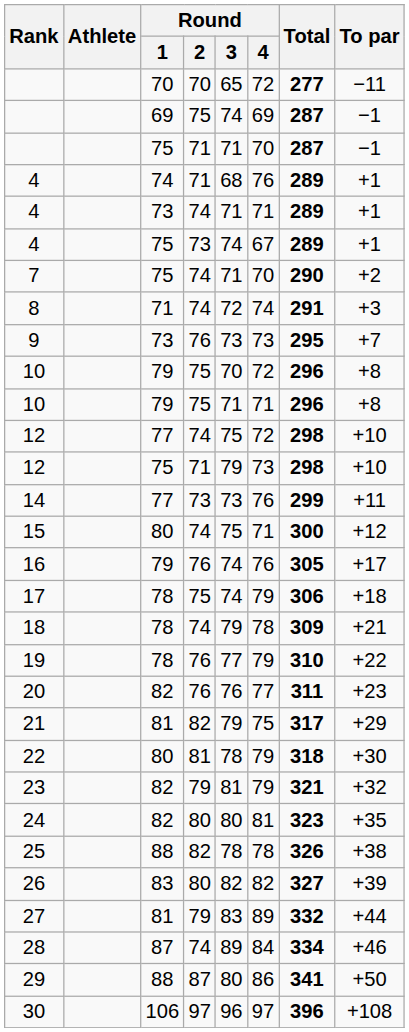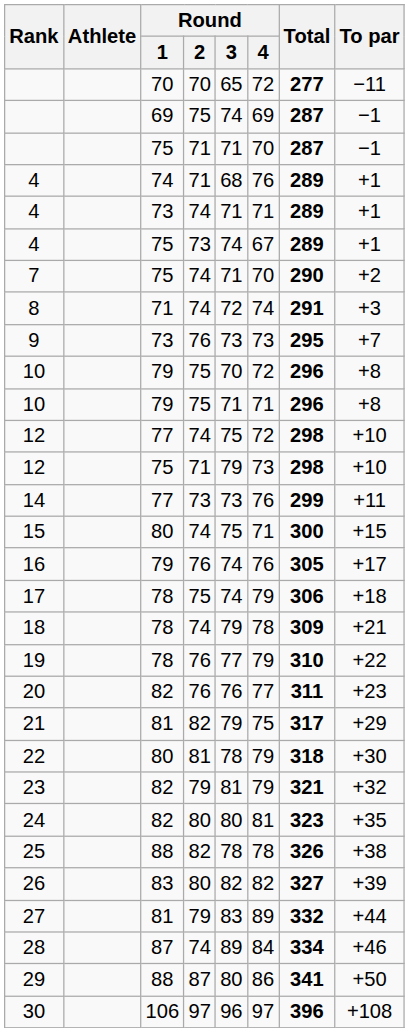(370, 532) +12 -> (370, 532) +15
